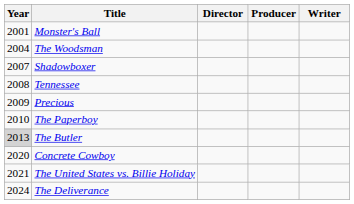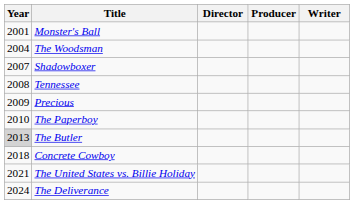(18, 155) 2020 -> (18, 155) 2018
